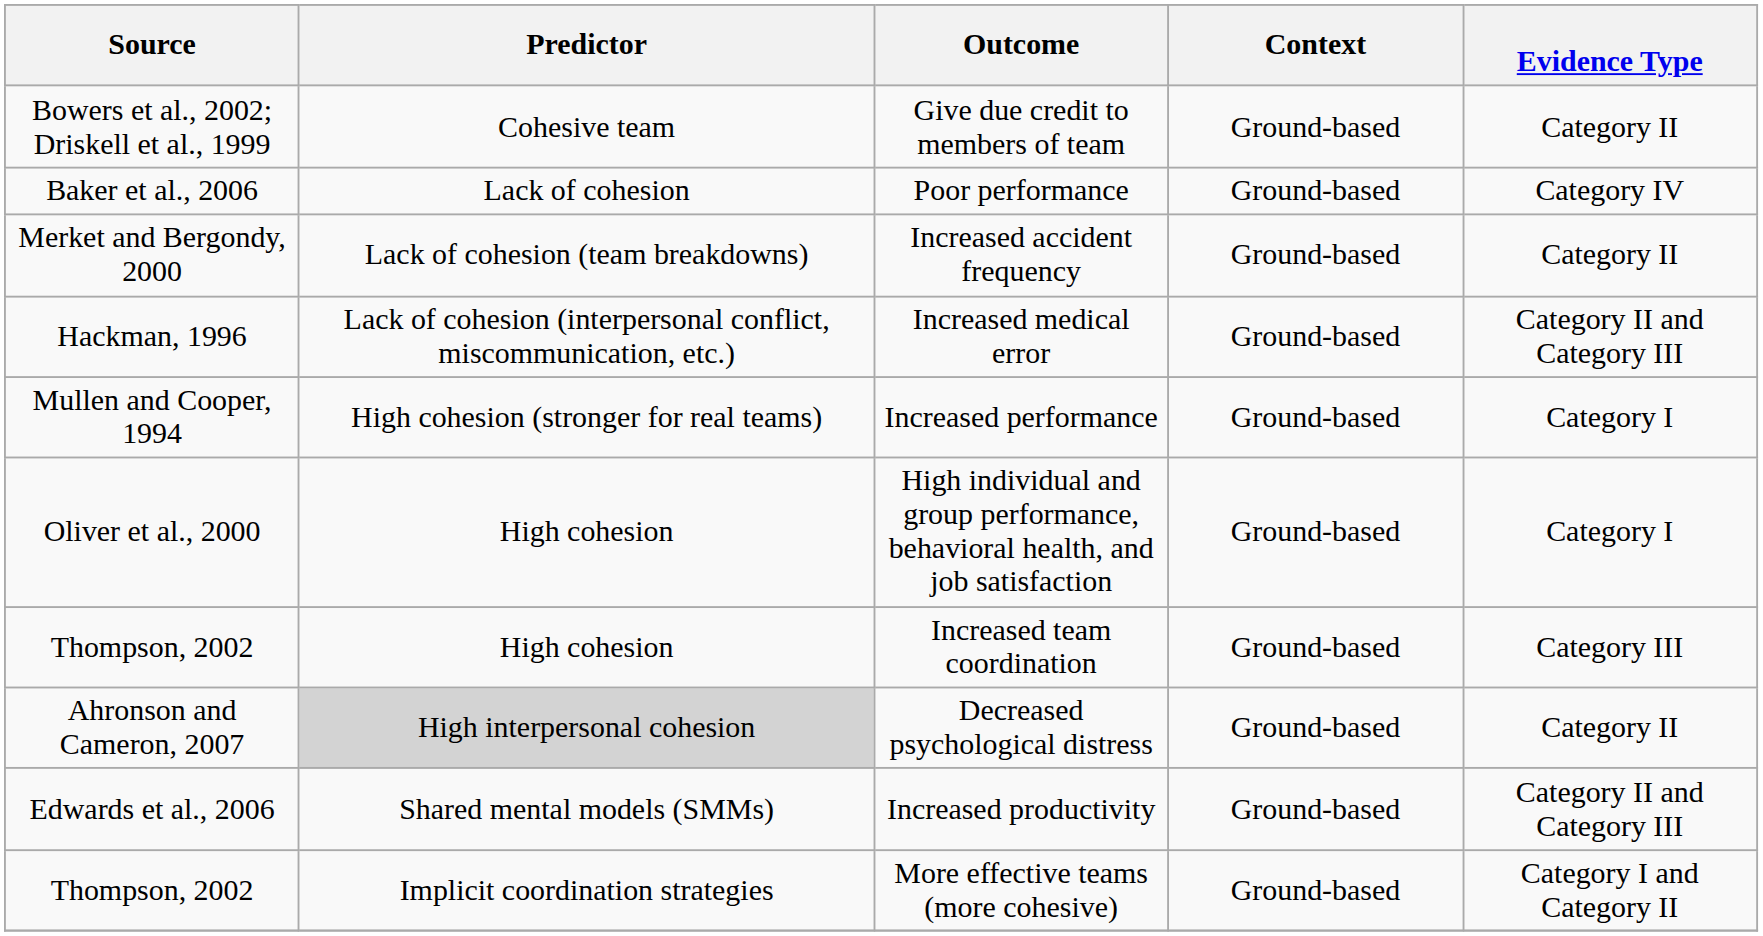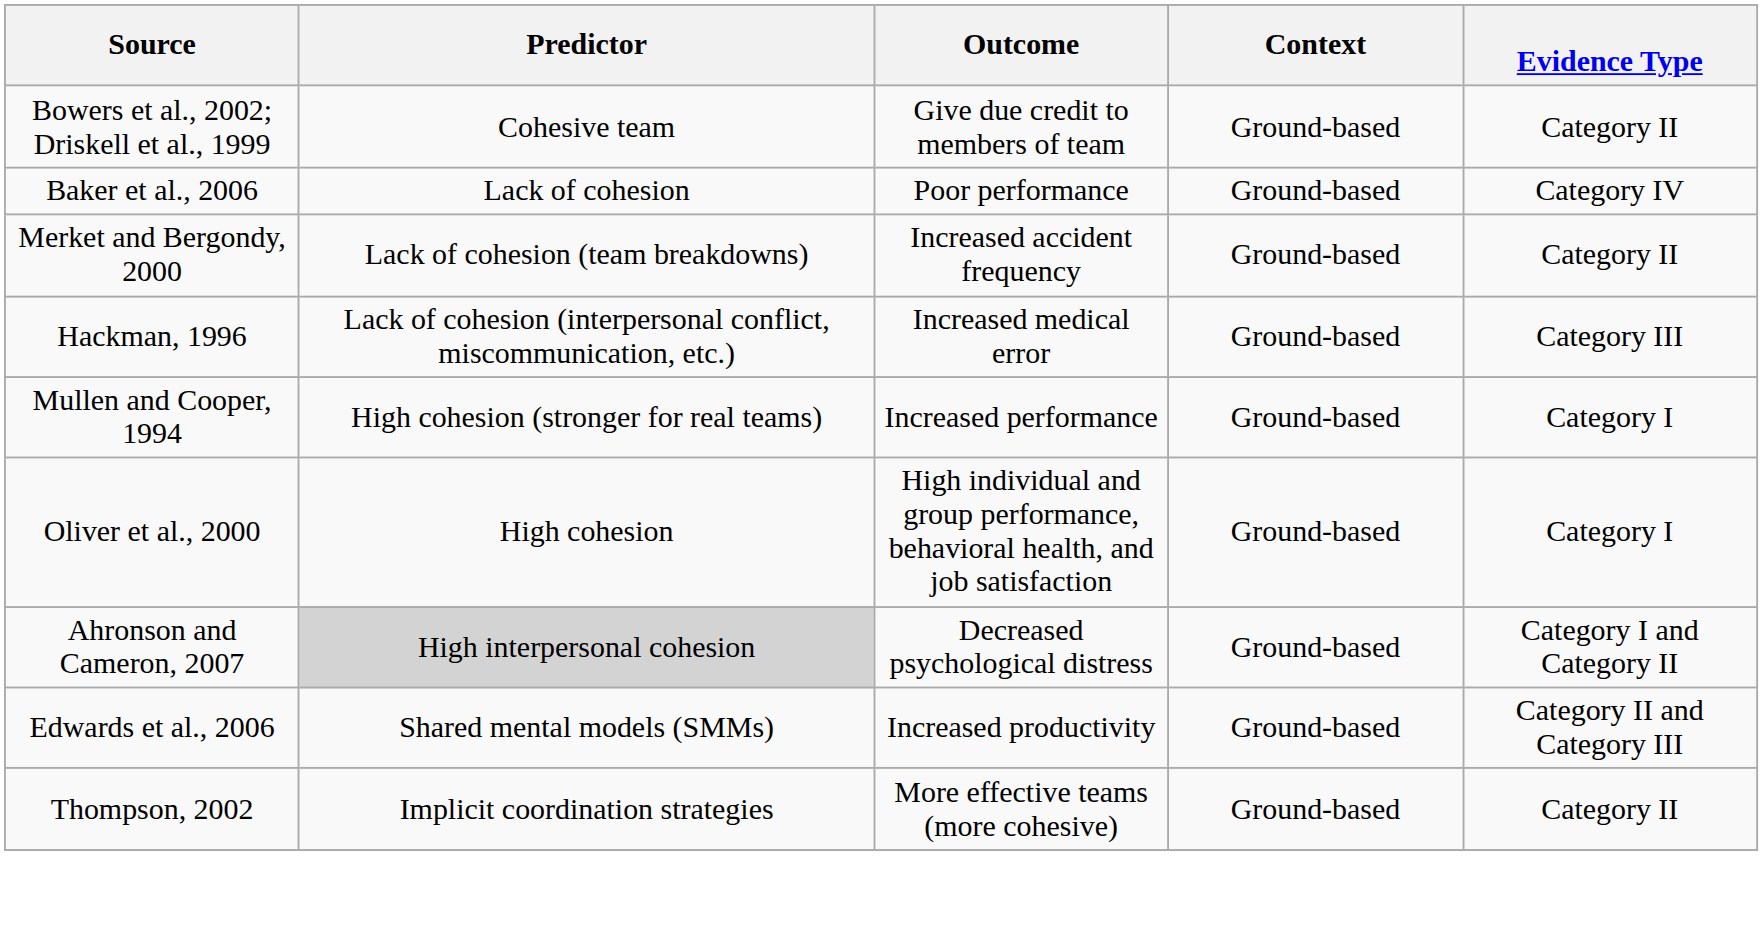(1610, 335) Category II and Category III -> (1610, 335) Category III
- row: (1021, 646)
(1610, 727) Category II -> (1610, 646) Category I and Category II
(1610, 889) Category I and Category II -> (1610, 808) Category II
